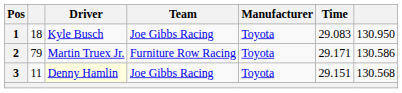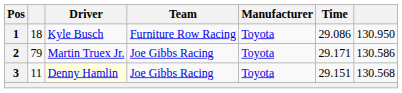(172, 34) Joe Gibbs Racing -> (183, 34) Furniture Row Racing
(335, 34) 29.083 -> (335, 34) 29.086
(183, 53) Furniture Row Racing -> (172, 53) Joe Gibbs Racing
